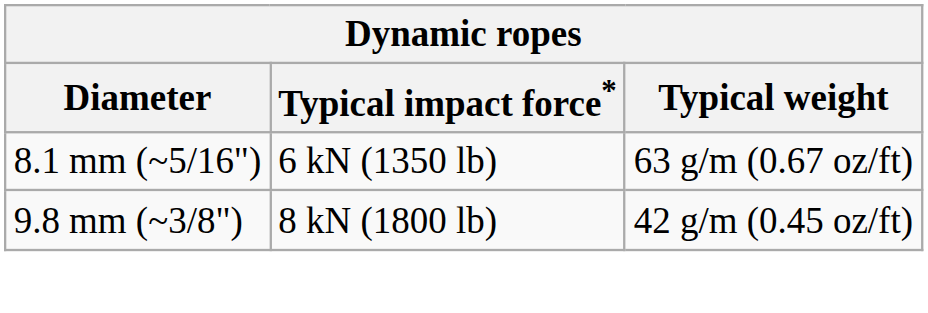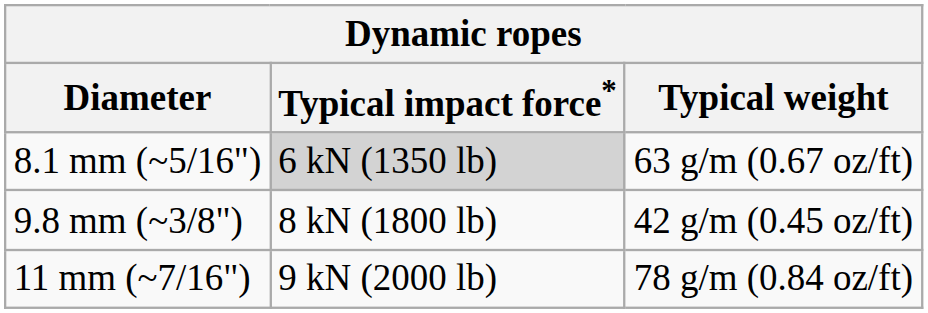(388, 161) no background -> (388, 161) lightgrey background
+ row: (132, 278)
